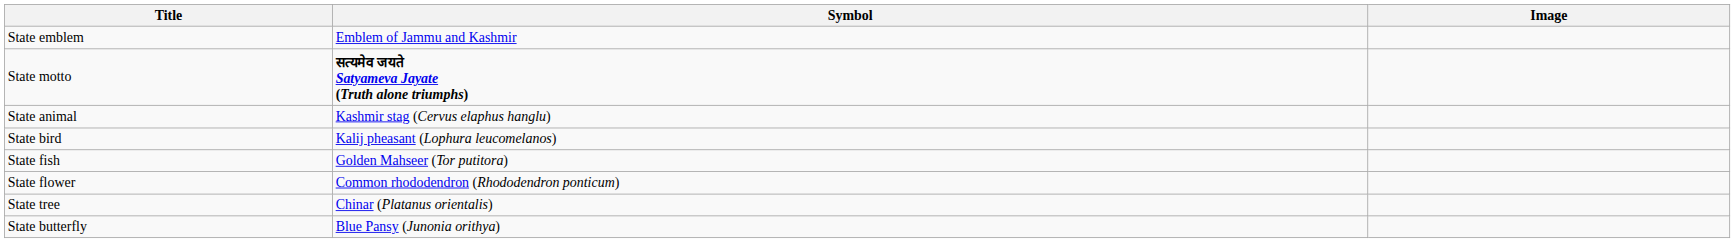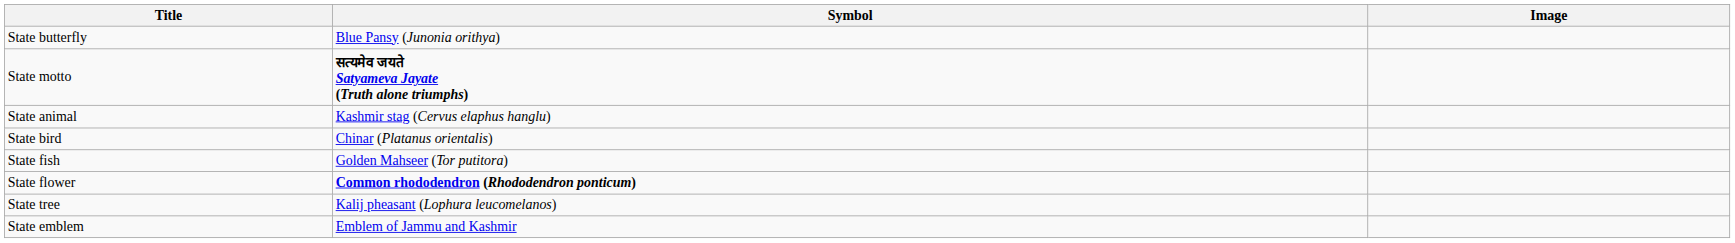rows swapped: (46, 37) <-> (47, 226)
(446, 138) Kalij pheasant (Lophura leucomelanos) -> (414, 138) Chinar (Platanus orientalis)
(477, 182) normal -> (486, 182) bold
(414, 204) Chinar (Platanus orientalis) -> (446, 204) Kalij pheasant (Lophura leucomelanos)
